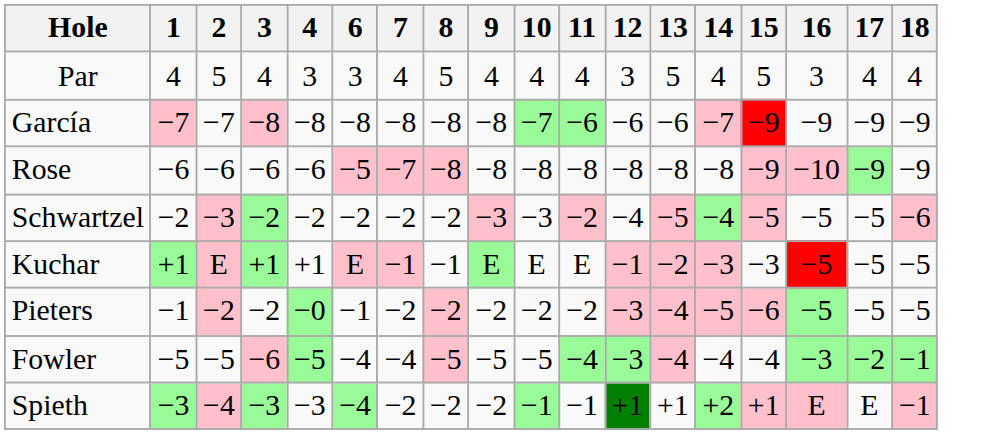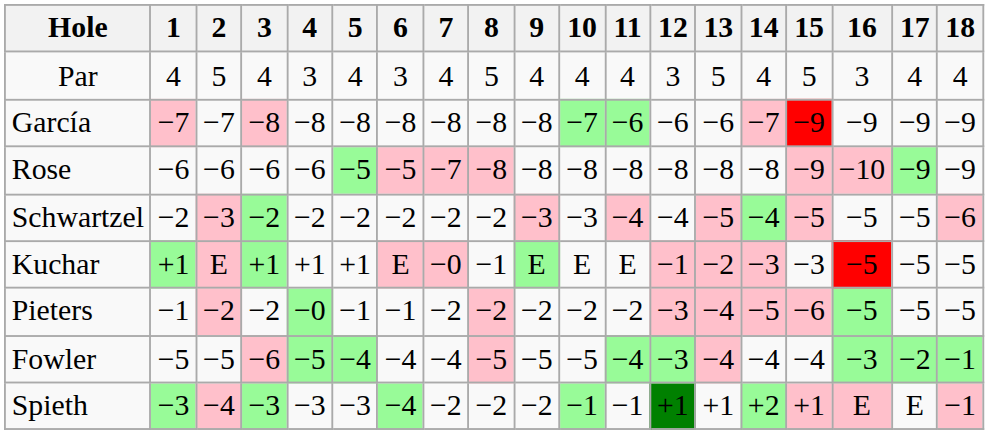+ column: (355, 28)
(582, 216) −2 -> (628, 216) −4
(401, 264) −1 -> (446, 264) −0
